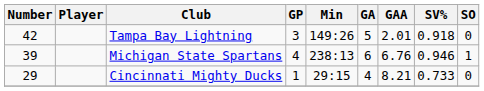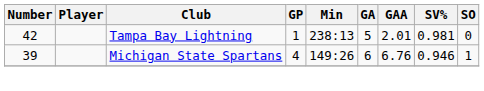(296, 35) 3 -> (296, 35) 1
(332, 35) 149:26 -> (332, 35) 238:13
(436, 35) 0.918 -> (436, 35) 0.981
(332, 55) 238:13 -> (332, 55) 149:26
- row: (196, 76)
